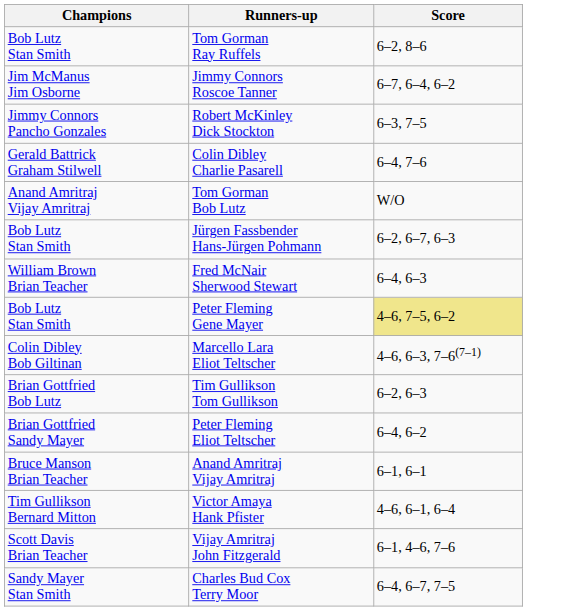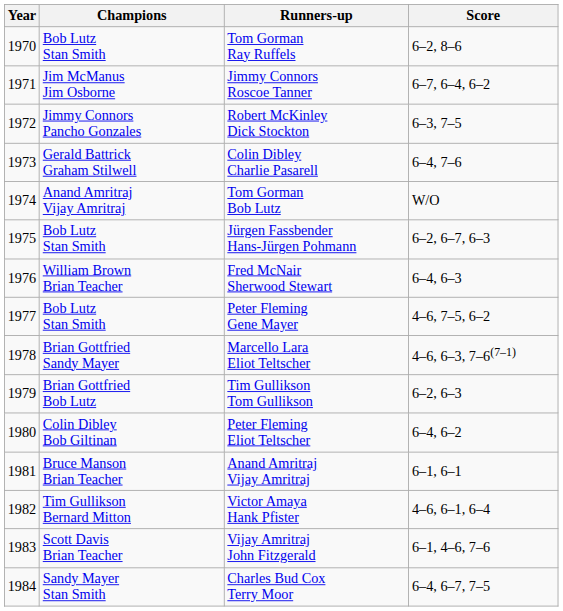+ column: (22, 15)
(416, 316) khaki background -> (451, 316) no background
(45, 355) Colin Dibley Bob Giltinan -> (86, 355) Brian Gottfried Sandy Mayer
(51, 432) Brian Gottfried Sandy Mayer -> (80, 432) Colin Dibley Bob Giltinan
